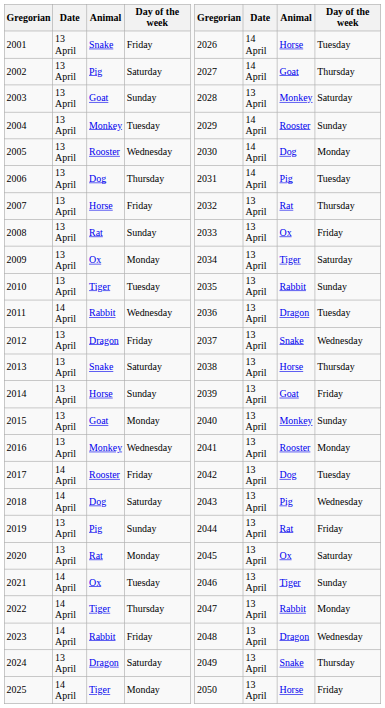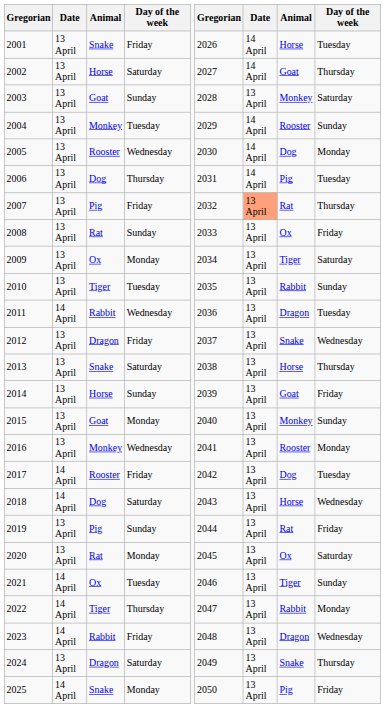(96, 71) Pig -> (101, 71) Horse
(101, 206) Horse -> (96, 206) Pig
(256, 206) no background -> (256, 206) lightsalmon background
(286, 502) Pig -> (291, 502) Horse
(100, 690) Tiger -> (101, 690) Snake
(291, 690) Horse -> (286, 690) Pig
